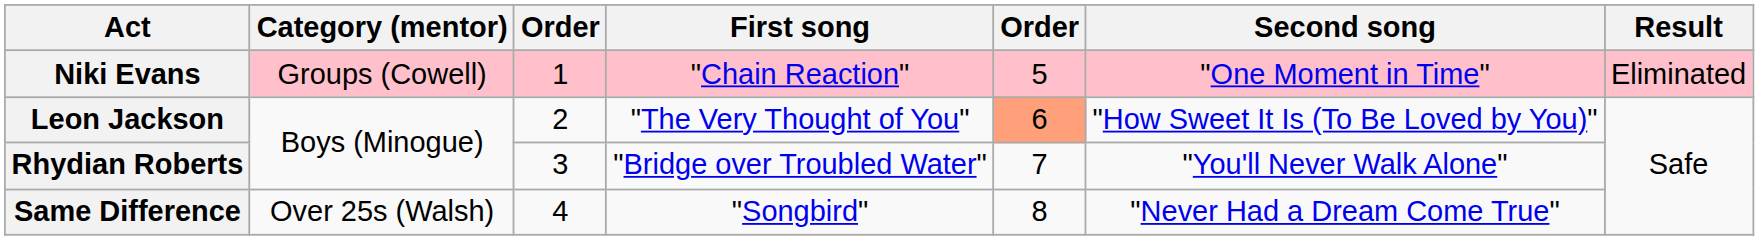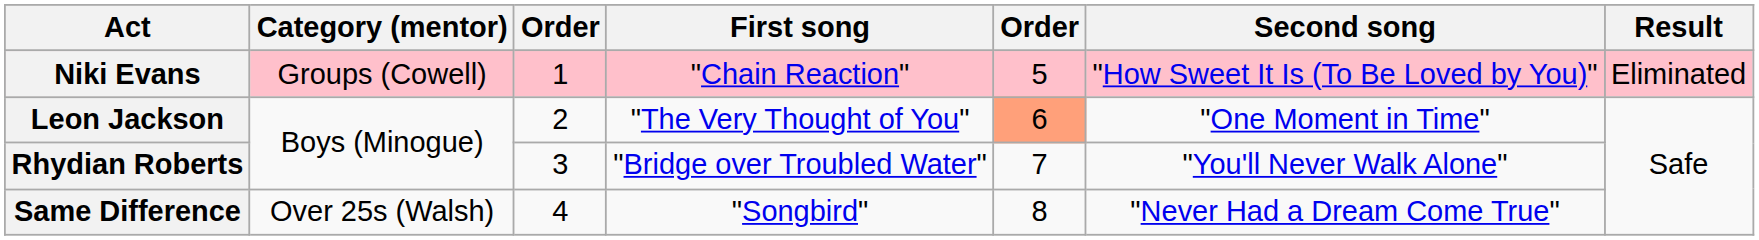(1345, 73) "One Moment in Time" -> (1345, 73) "How Sweet It Is (To Be Loved by You)"
(1345, 119) "How Sweet It Is (To Be Loved by You)" -> (1345, 119) "One Moment in Time"
